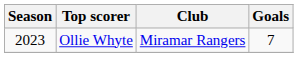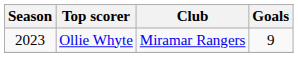(271, 40) 7 -> (271, 40) 9
